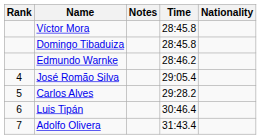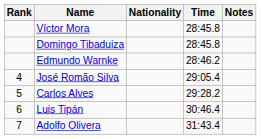columns swapped: (227, 12) <-> (143, 12)
